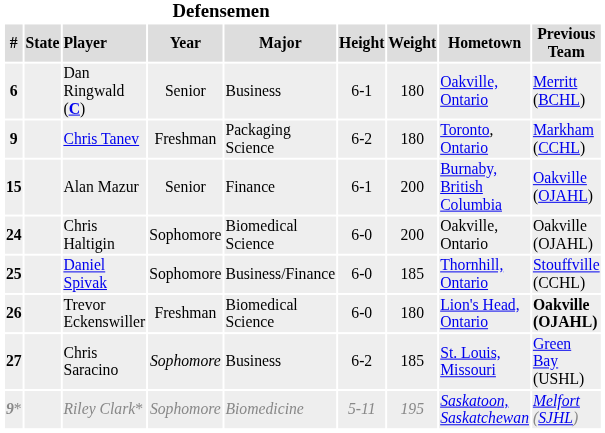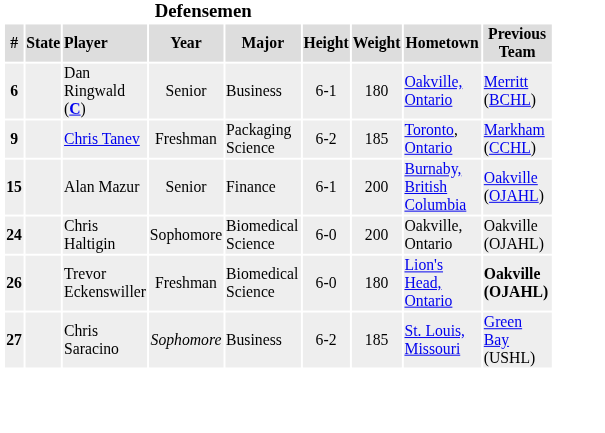(412, 139) 180 -> (377, 139) 185
- row: (85, 274)
- row: (103, 409)
